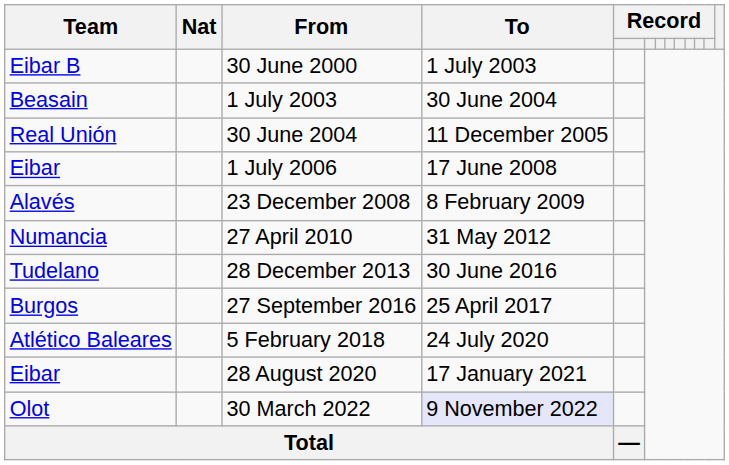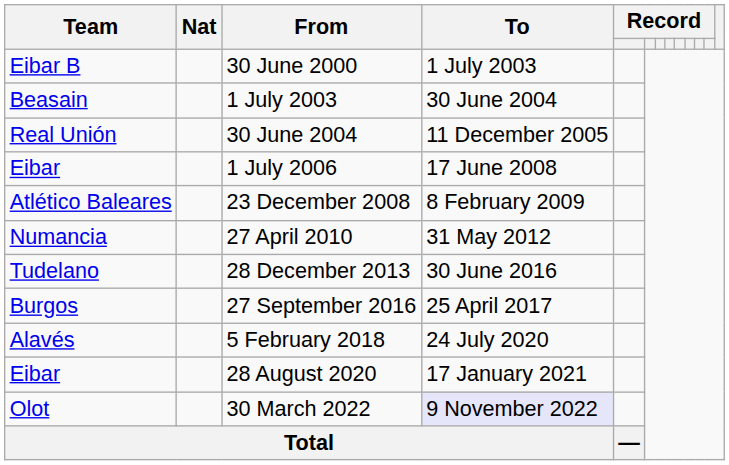(42, 202) Alavés -> (91, 202) Atlético Baleares
(91, 339) Atlético Baleares -> (42, 339) Alavés
